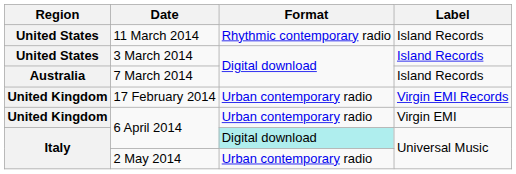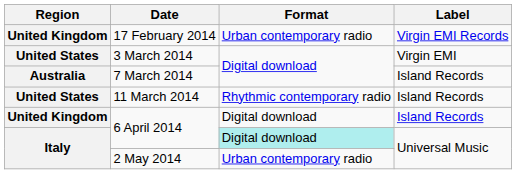rows swapped: (57, 96) <-> (57, 35)
(440, 55) Island Records -> (427, 55) Virgin EMI
(297, 117) Urban contemporary radio -> (269, 117) Digital download
(427, 117) Virgin EMI -> (440, 117) Island Records
